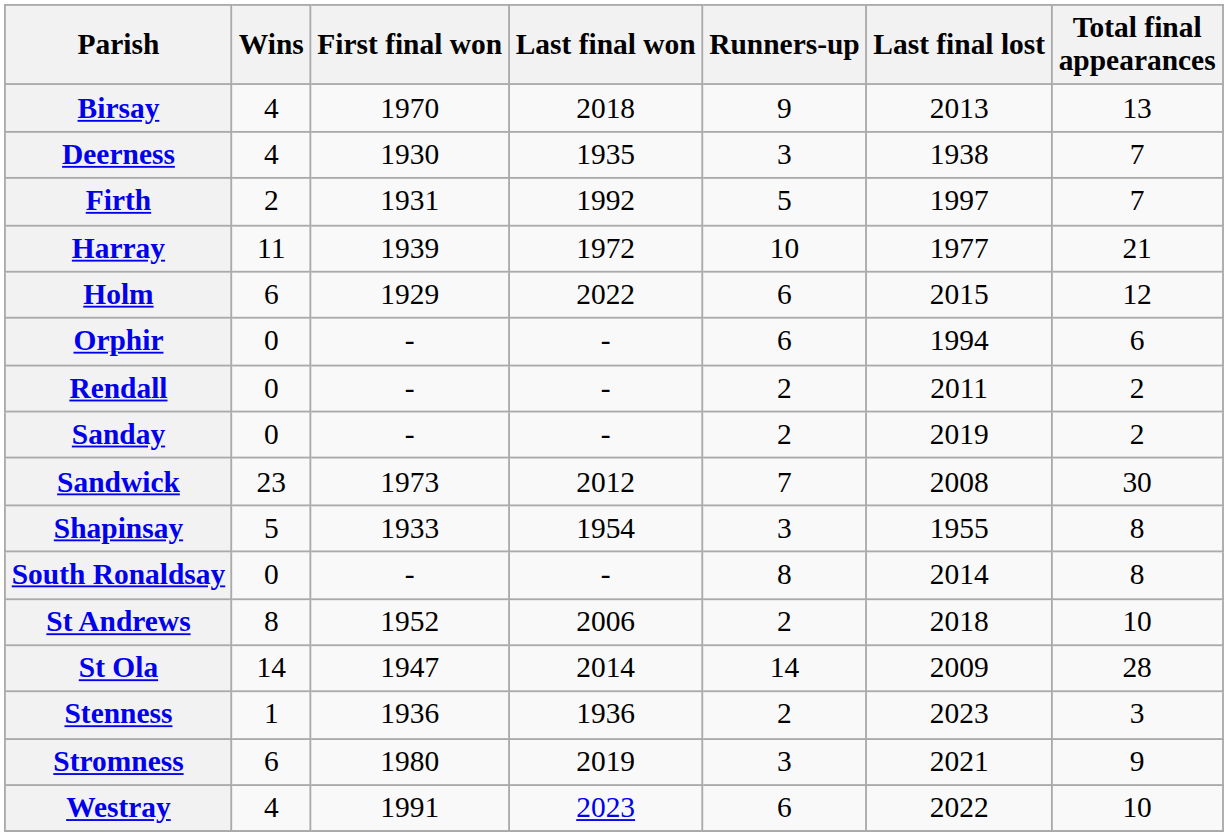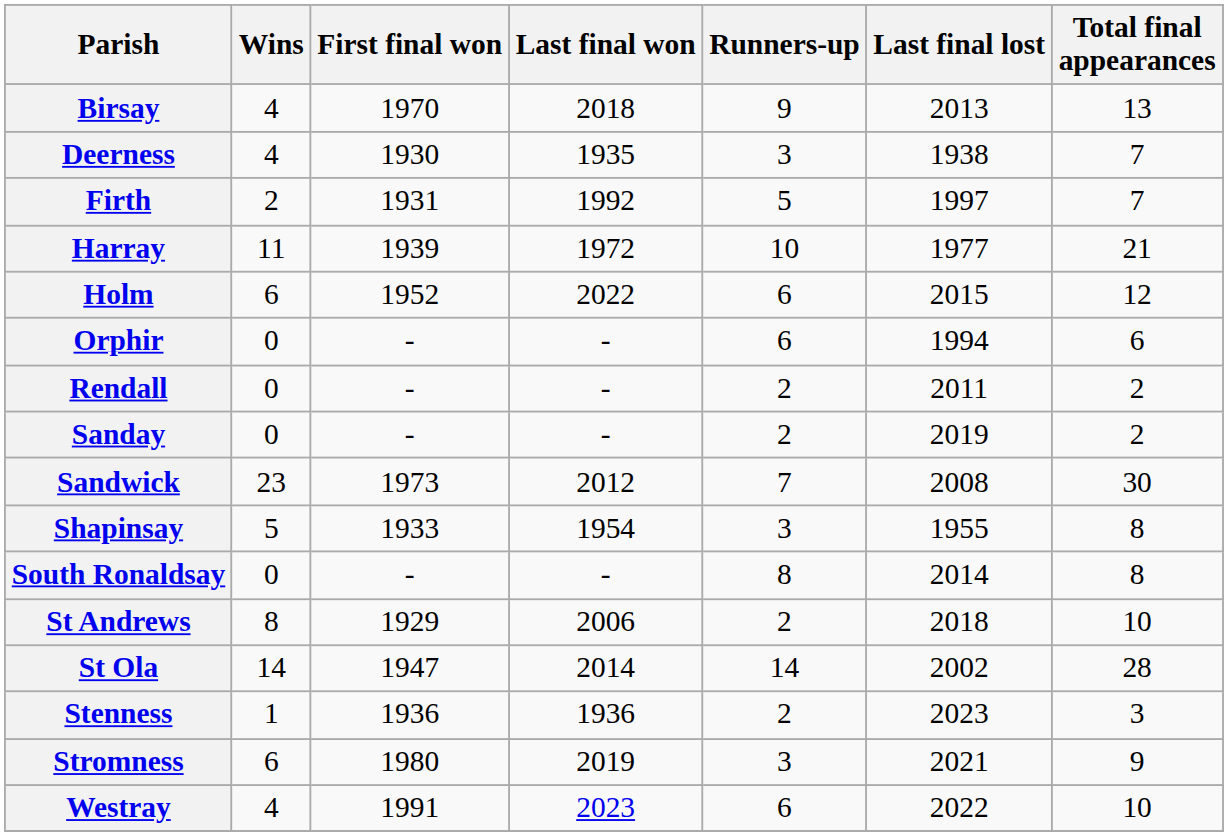(410, 294) 1929 -> (410, 294) 1952
(410, 621) 1952 -> (410, 621) 1929
(959, 667) 2009 -> (959, 667) 2002
